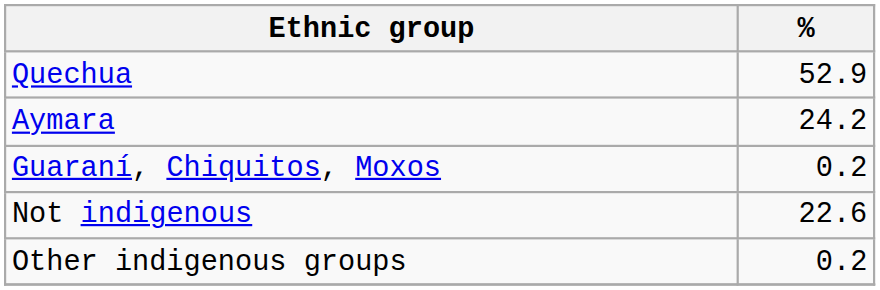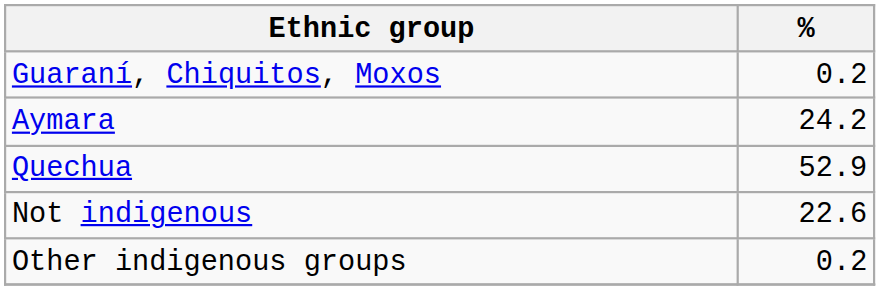rows swapped: (72, 75) <-> (226, 168)
